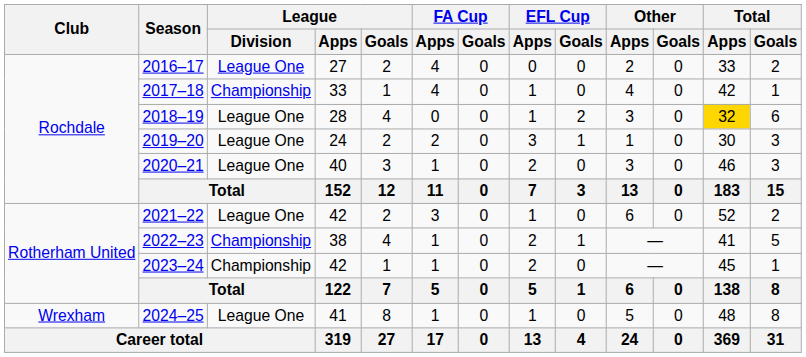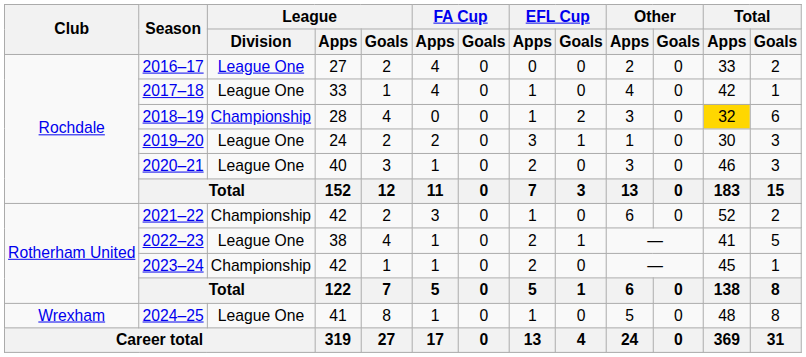(261, 91) Championship -> (261, 91) League One
(261, 116) League One -> (261, 116) Championship
(261, 215) League One -> (261, 215) Championship
(261, 240) Championship -> (261, 240) League One
